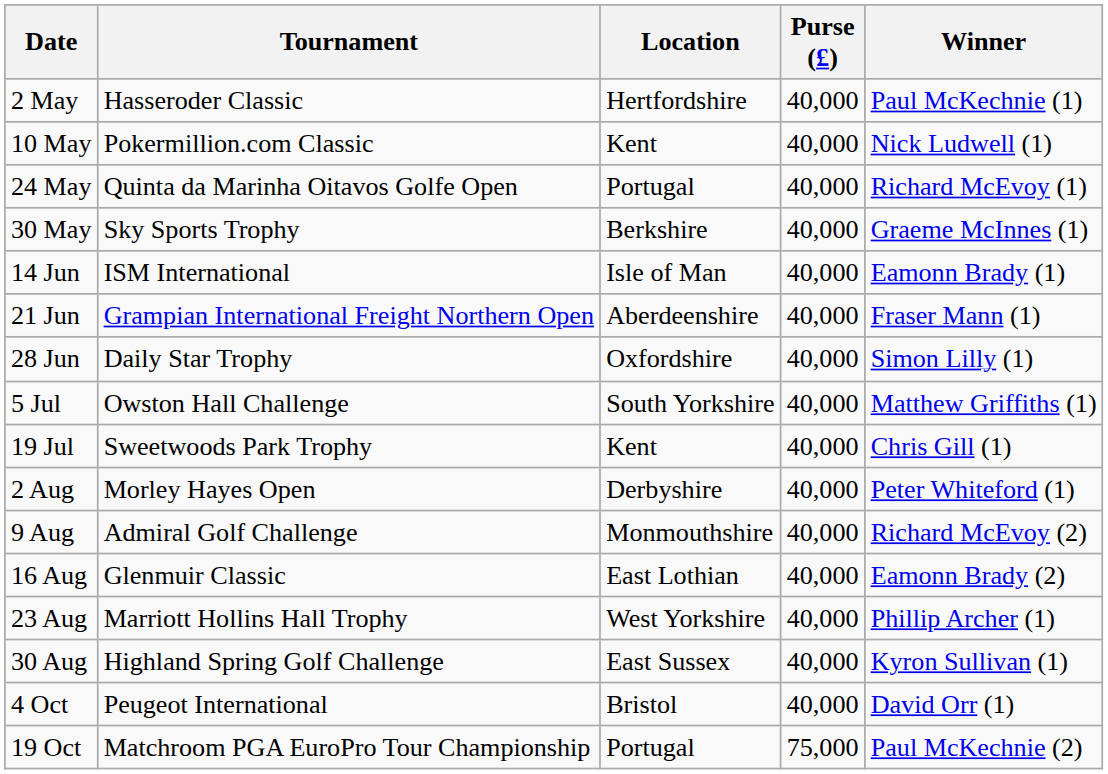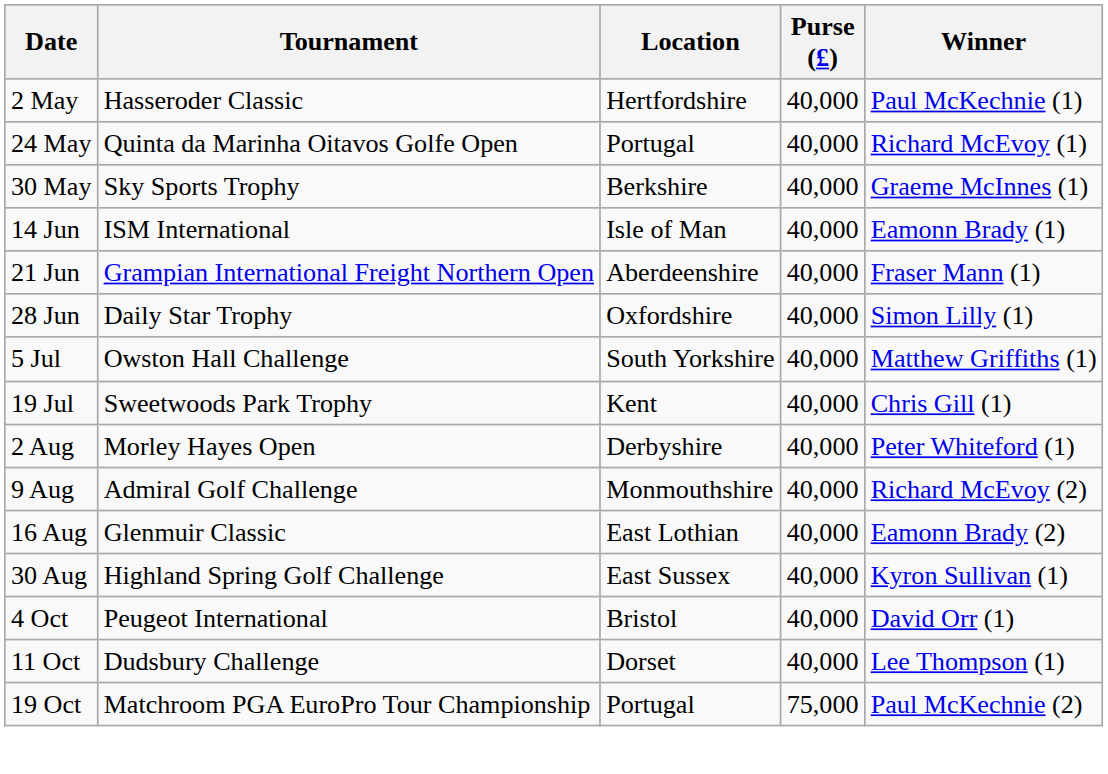- row: (51, 143)
- row: (49, 617)
+ row: (46, 660)
